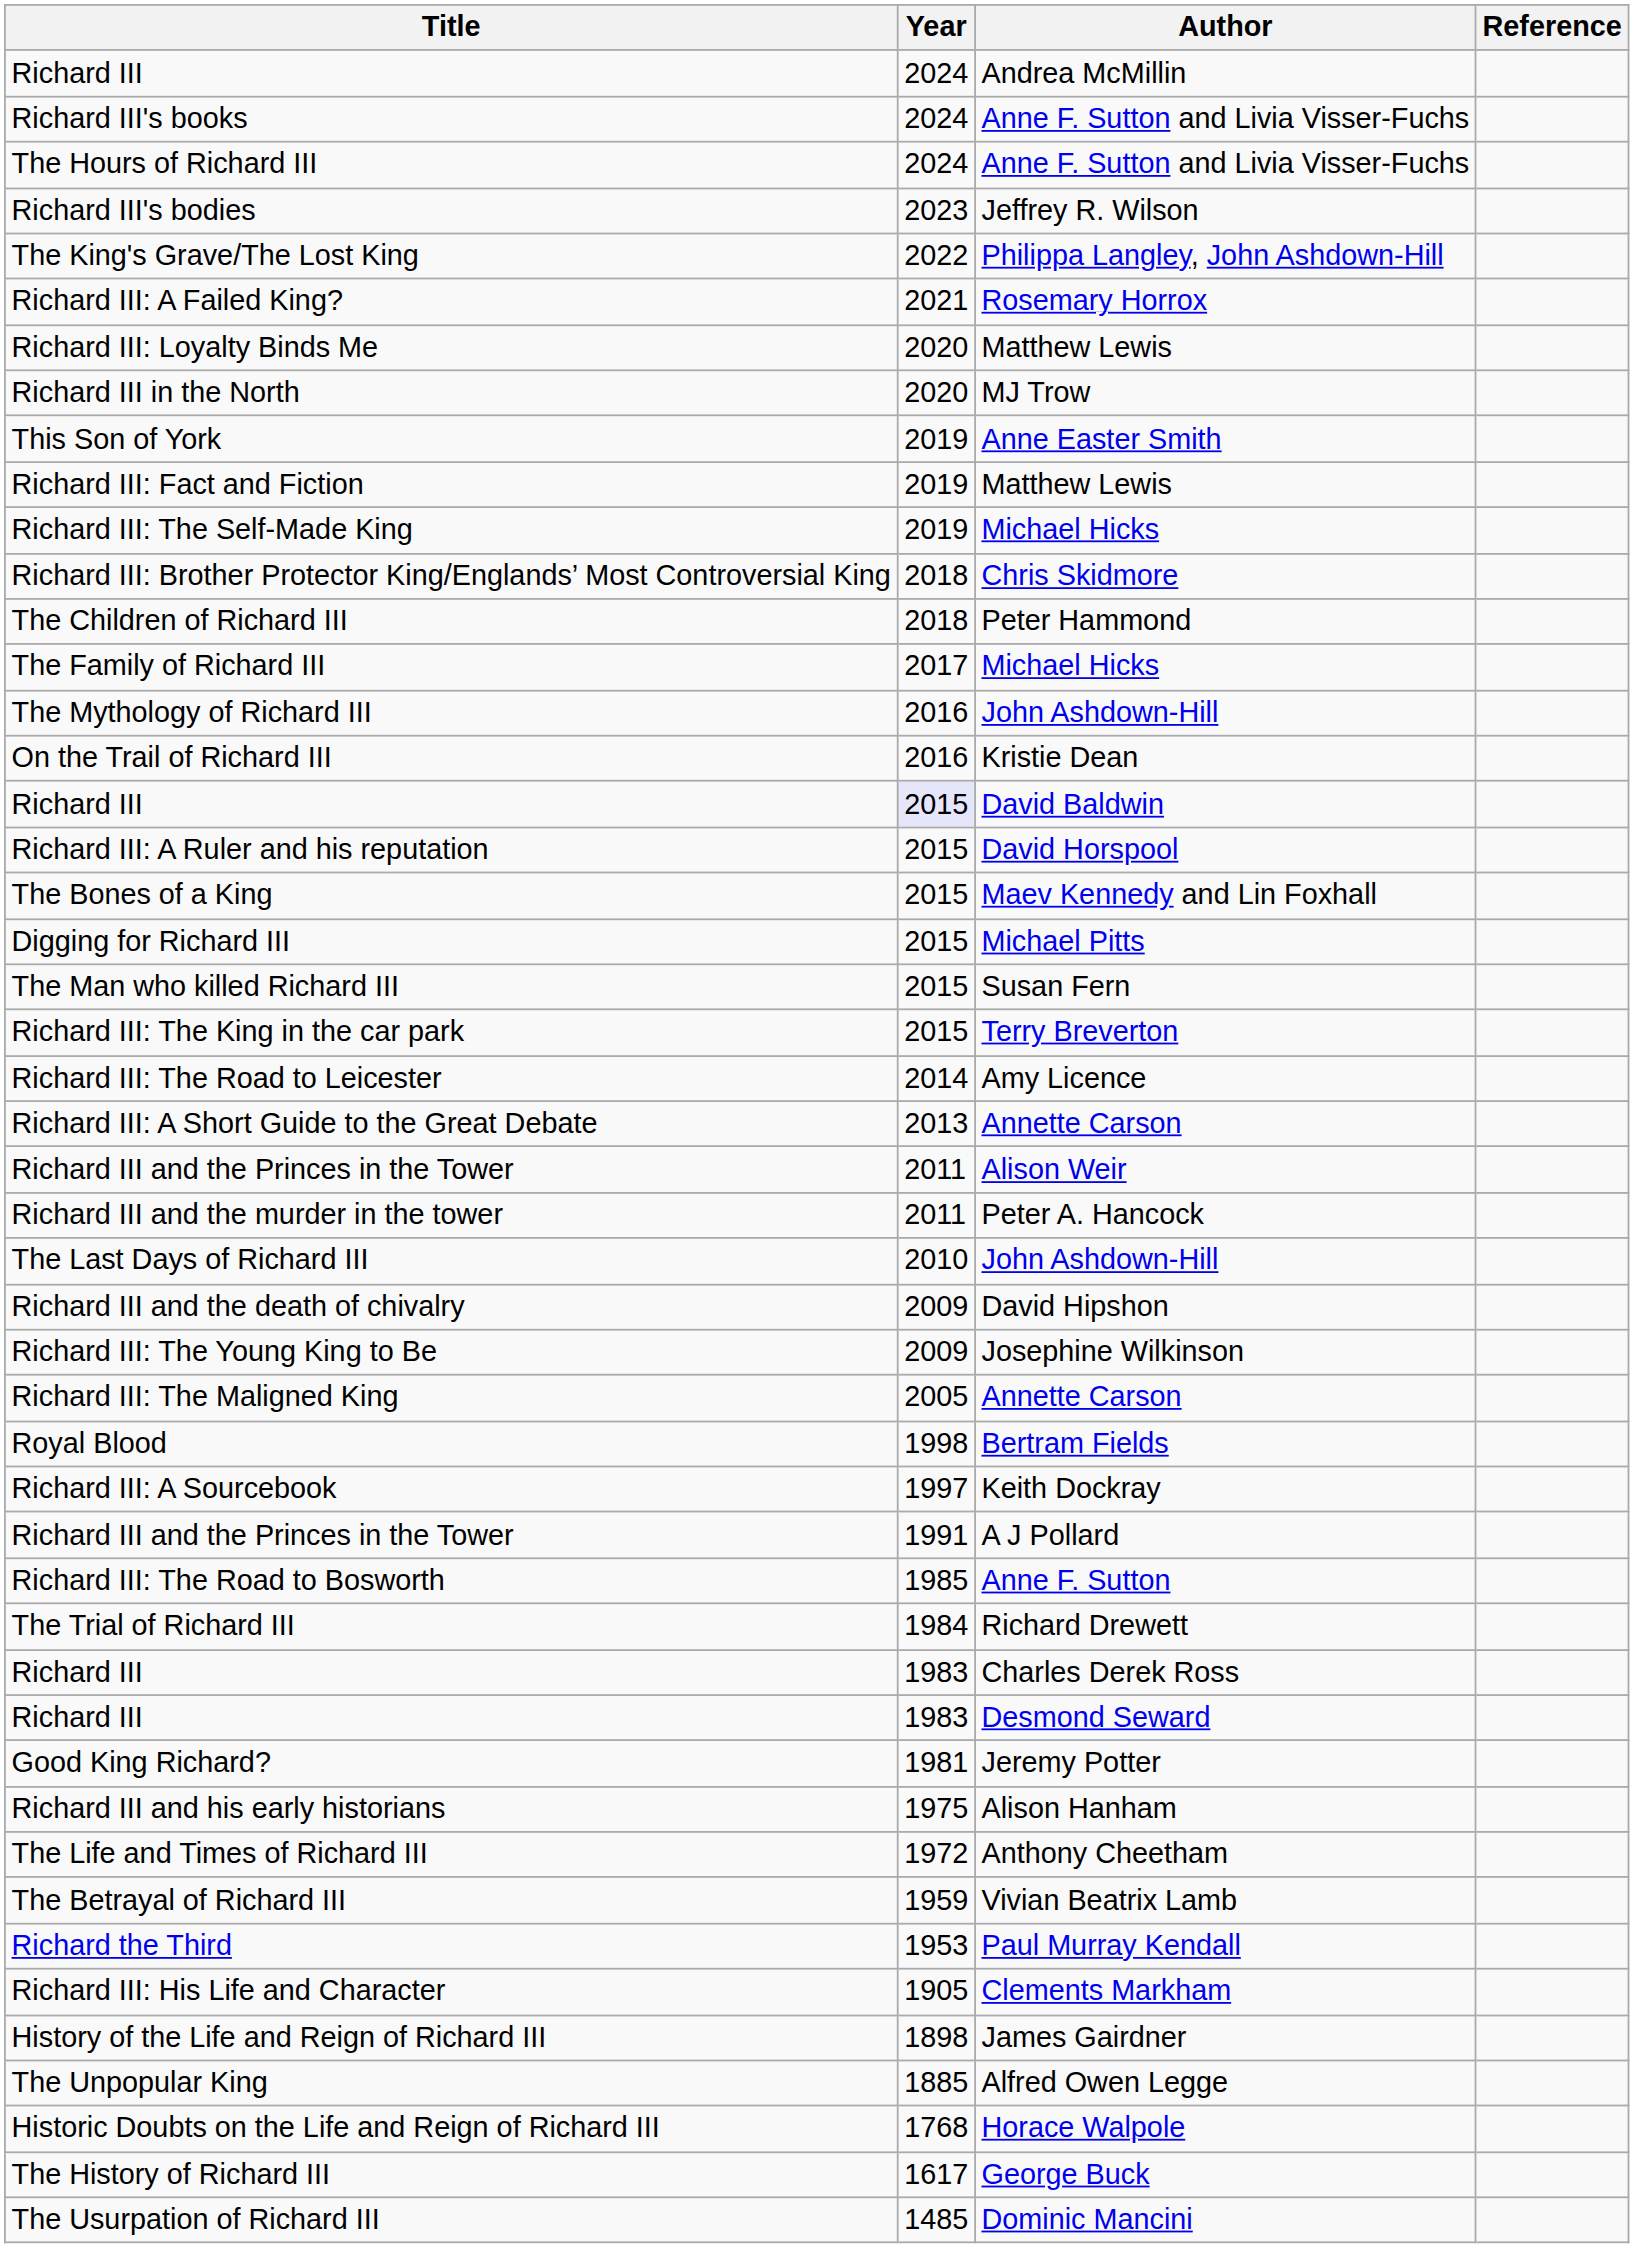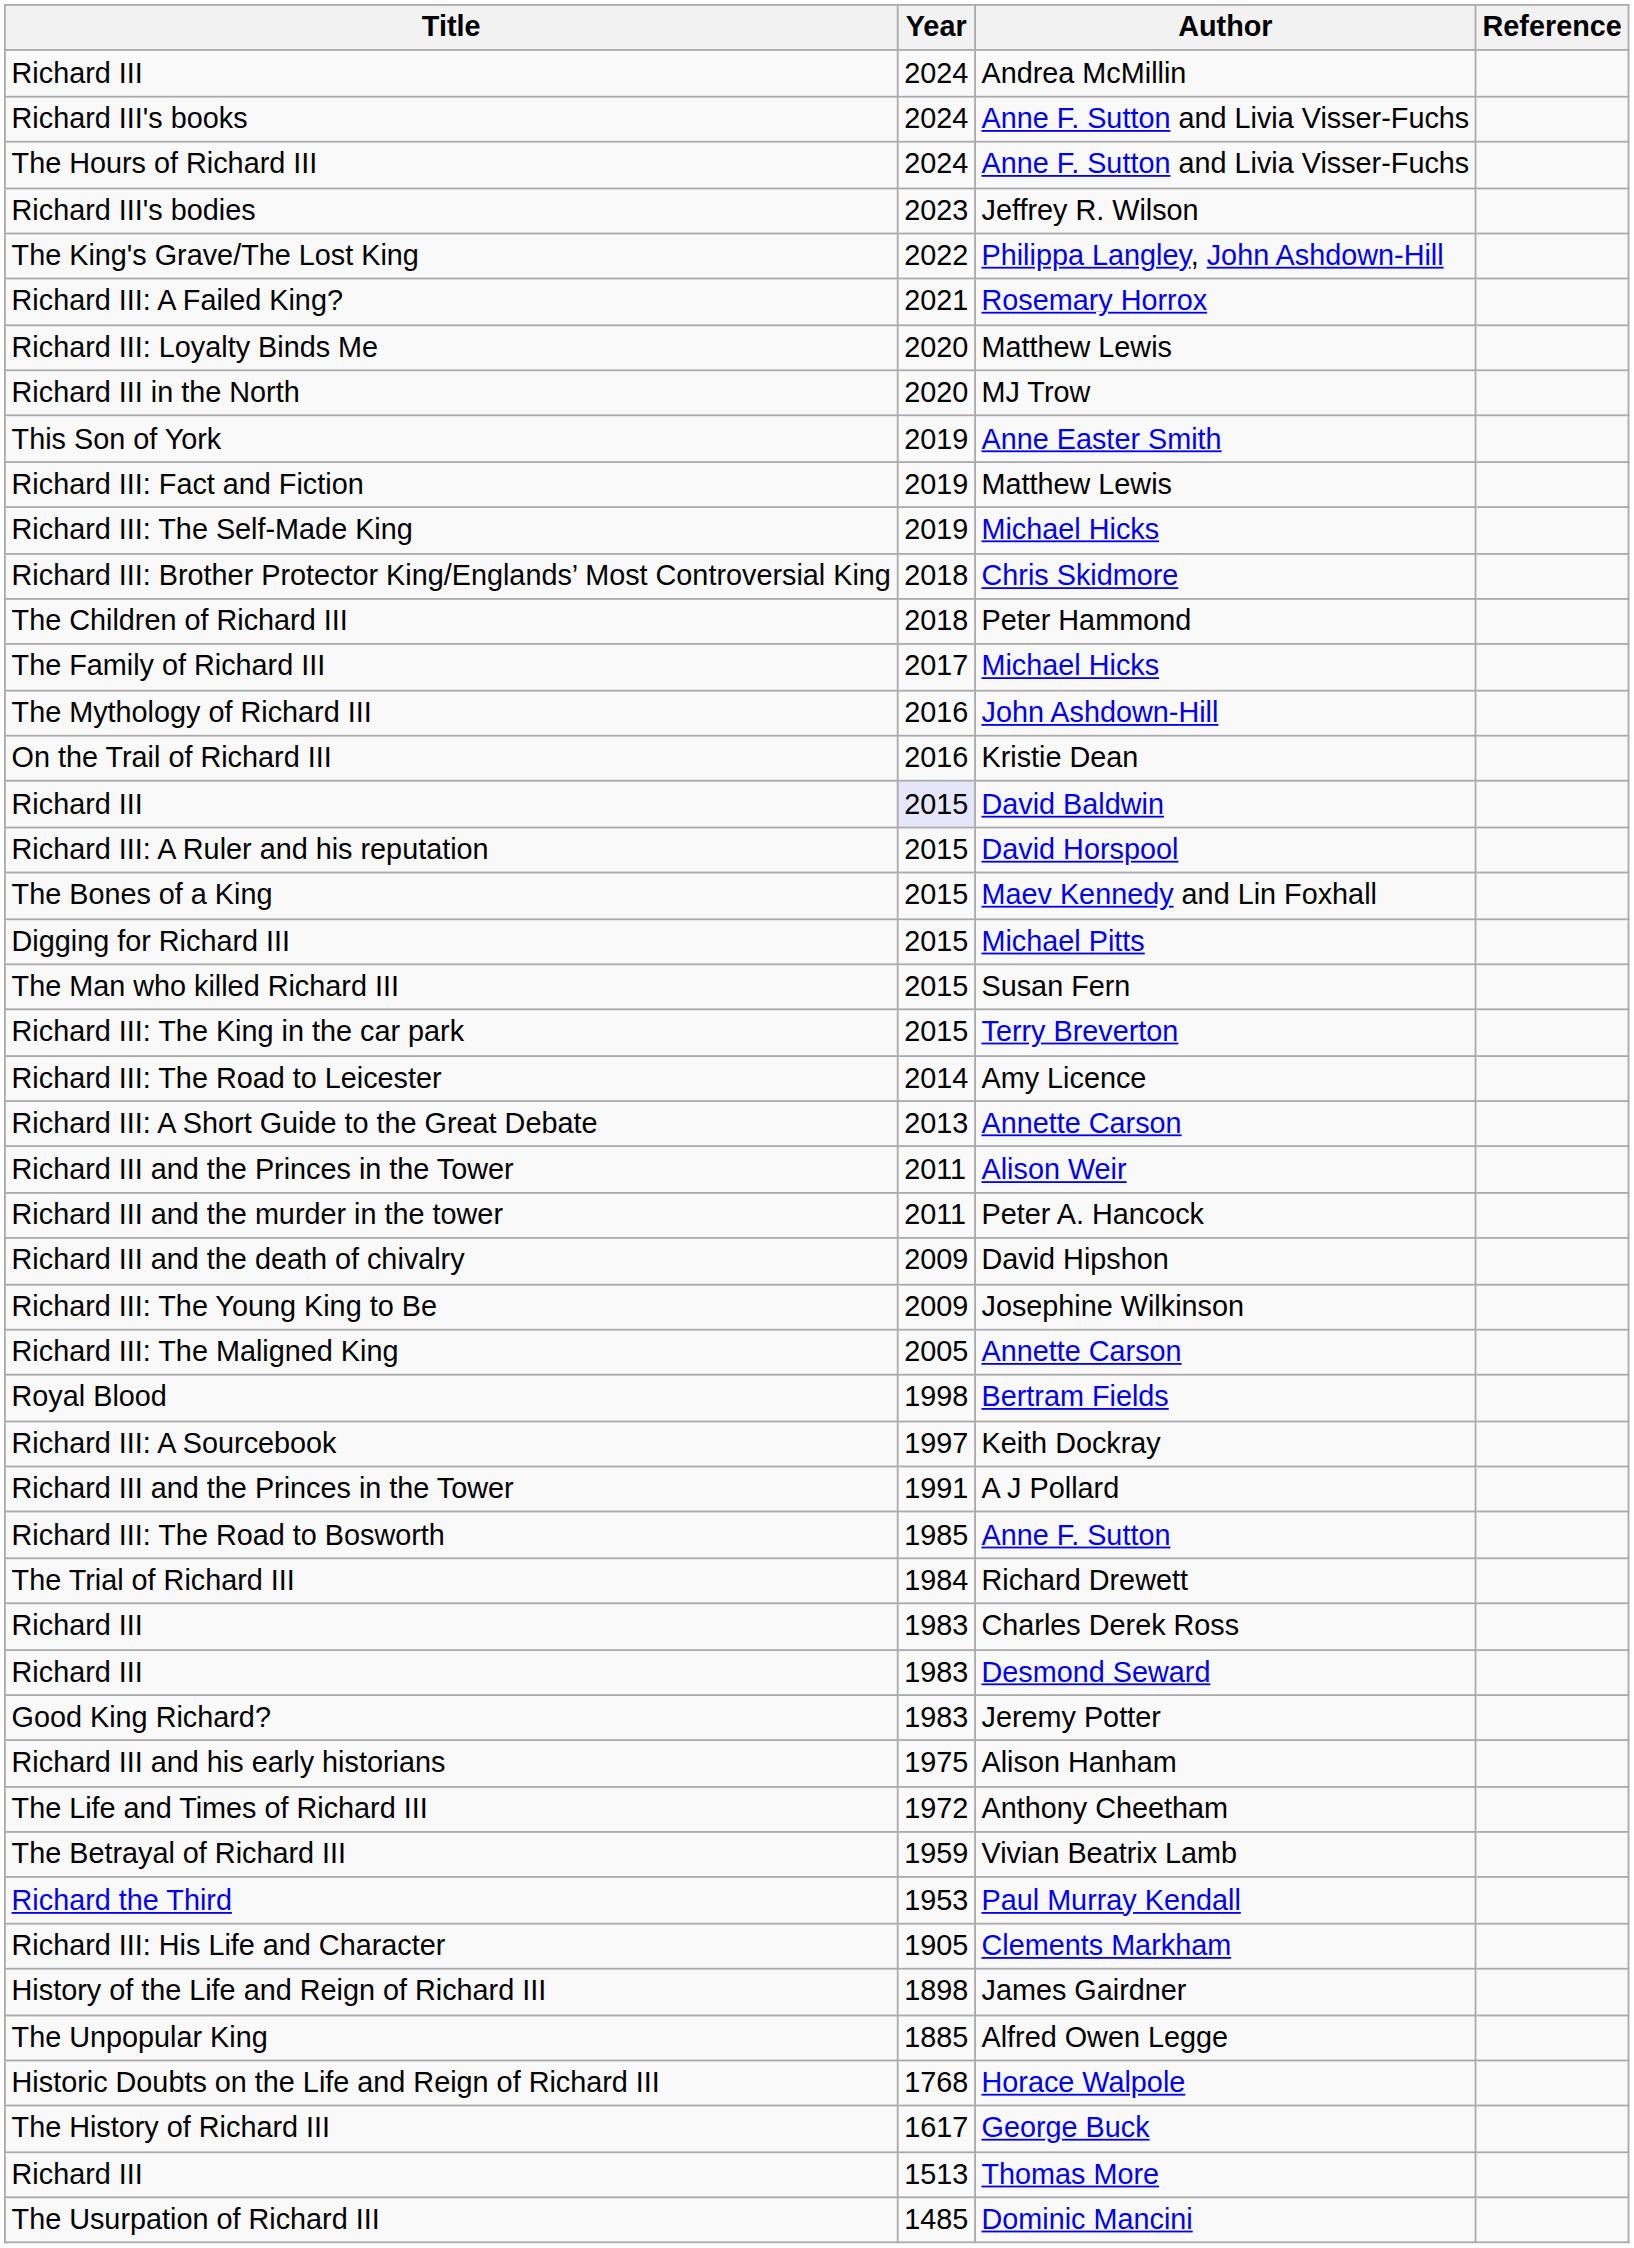- row: (190, 1260)
(936, 1762) 1981 -> (936, 1717) 1983
+ row: (77, 2174)
